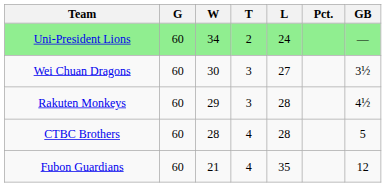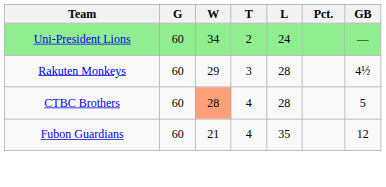- row: (82, 71)
(213, 134) no background -> (213, 102) lightsalmon background
